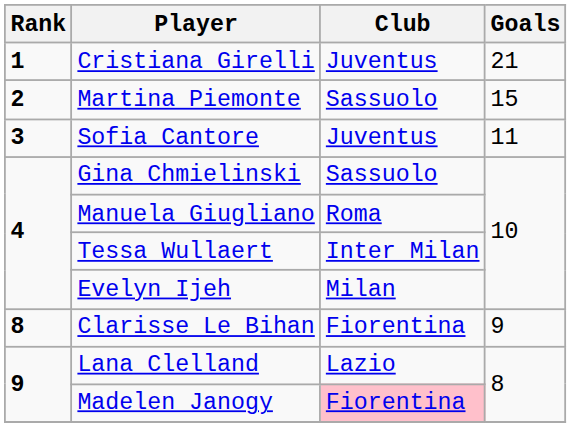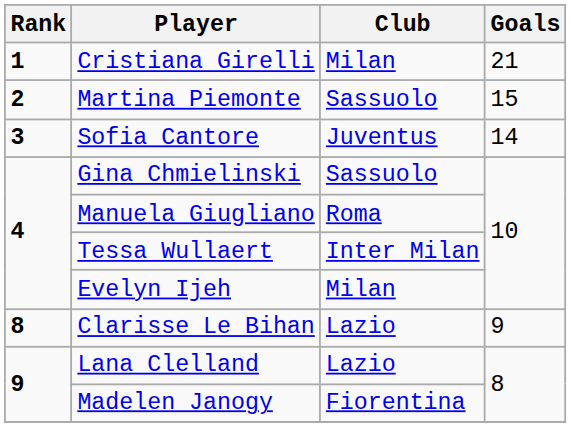(382, 62) Juventus -> (361, 62) Milan
(505, 138) 11 -> (505, 138) 14
(396, 327) Fiorentina -> (361, 327) Lazio
(396, 403) pink background -> (396, 403) no background
